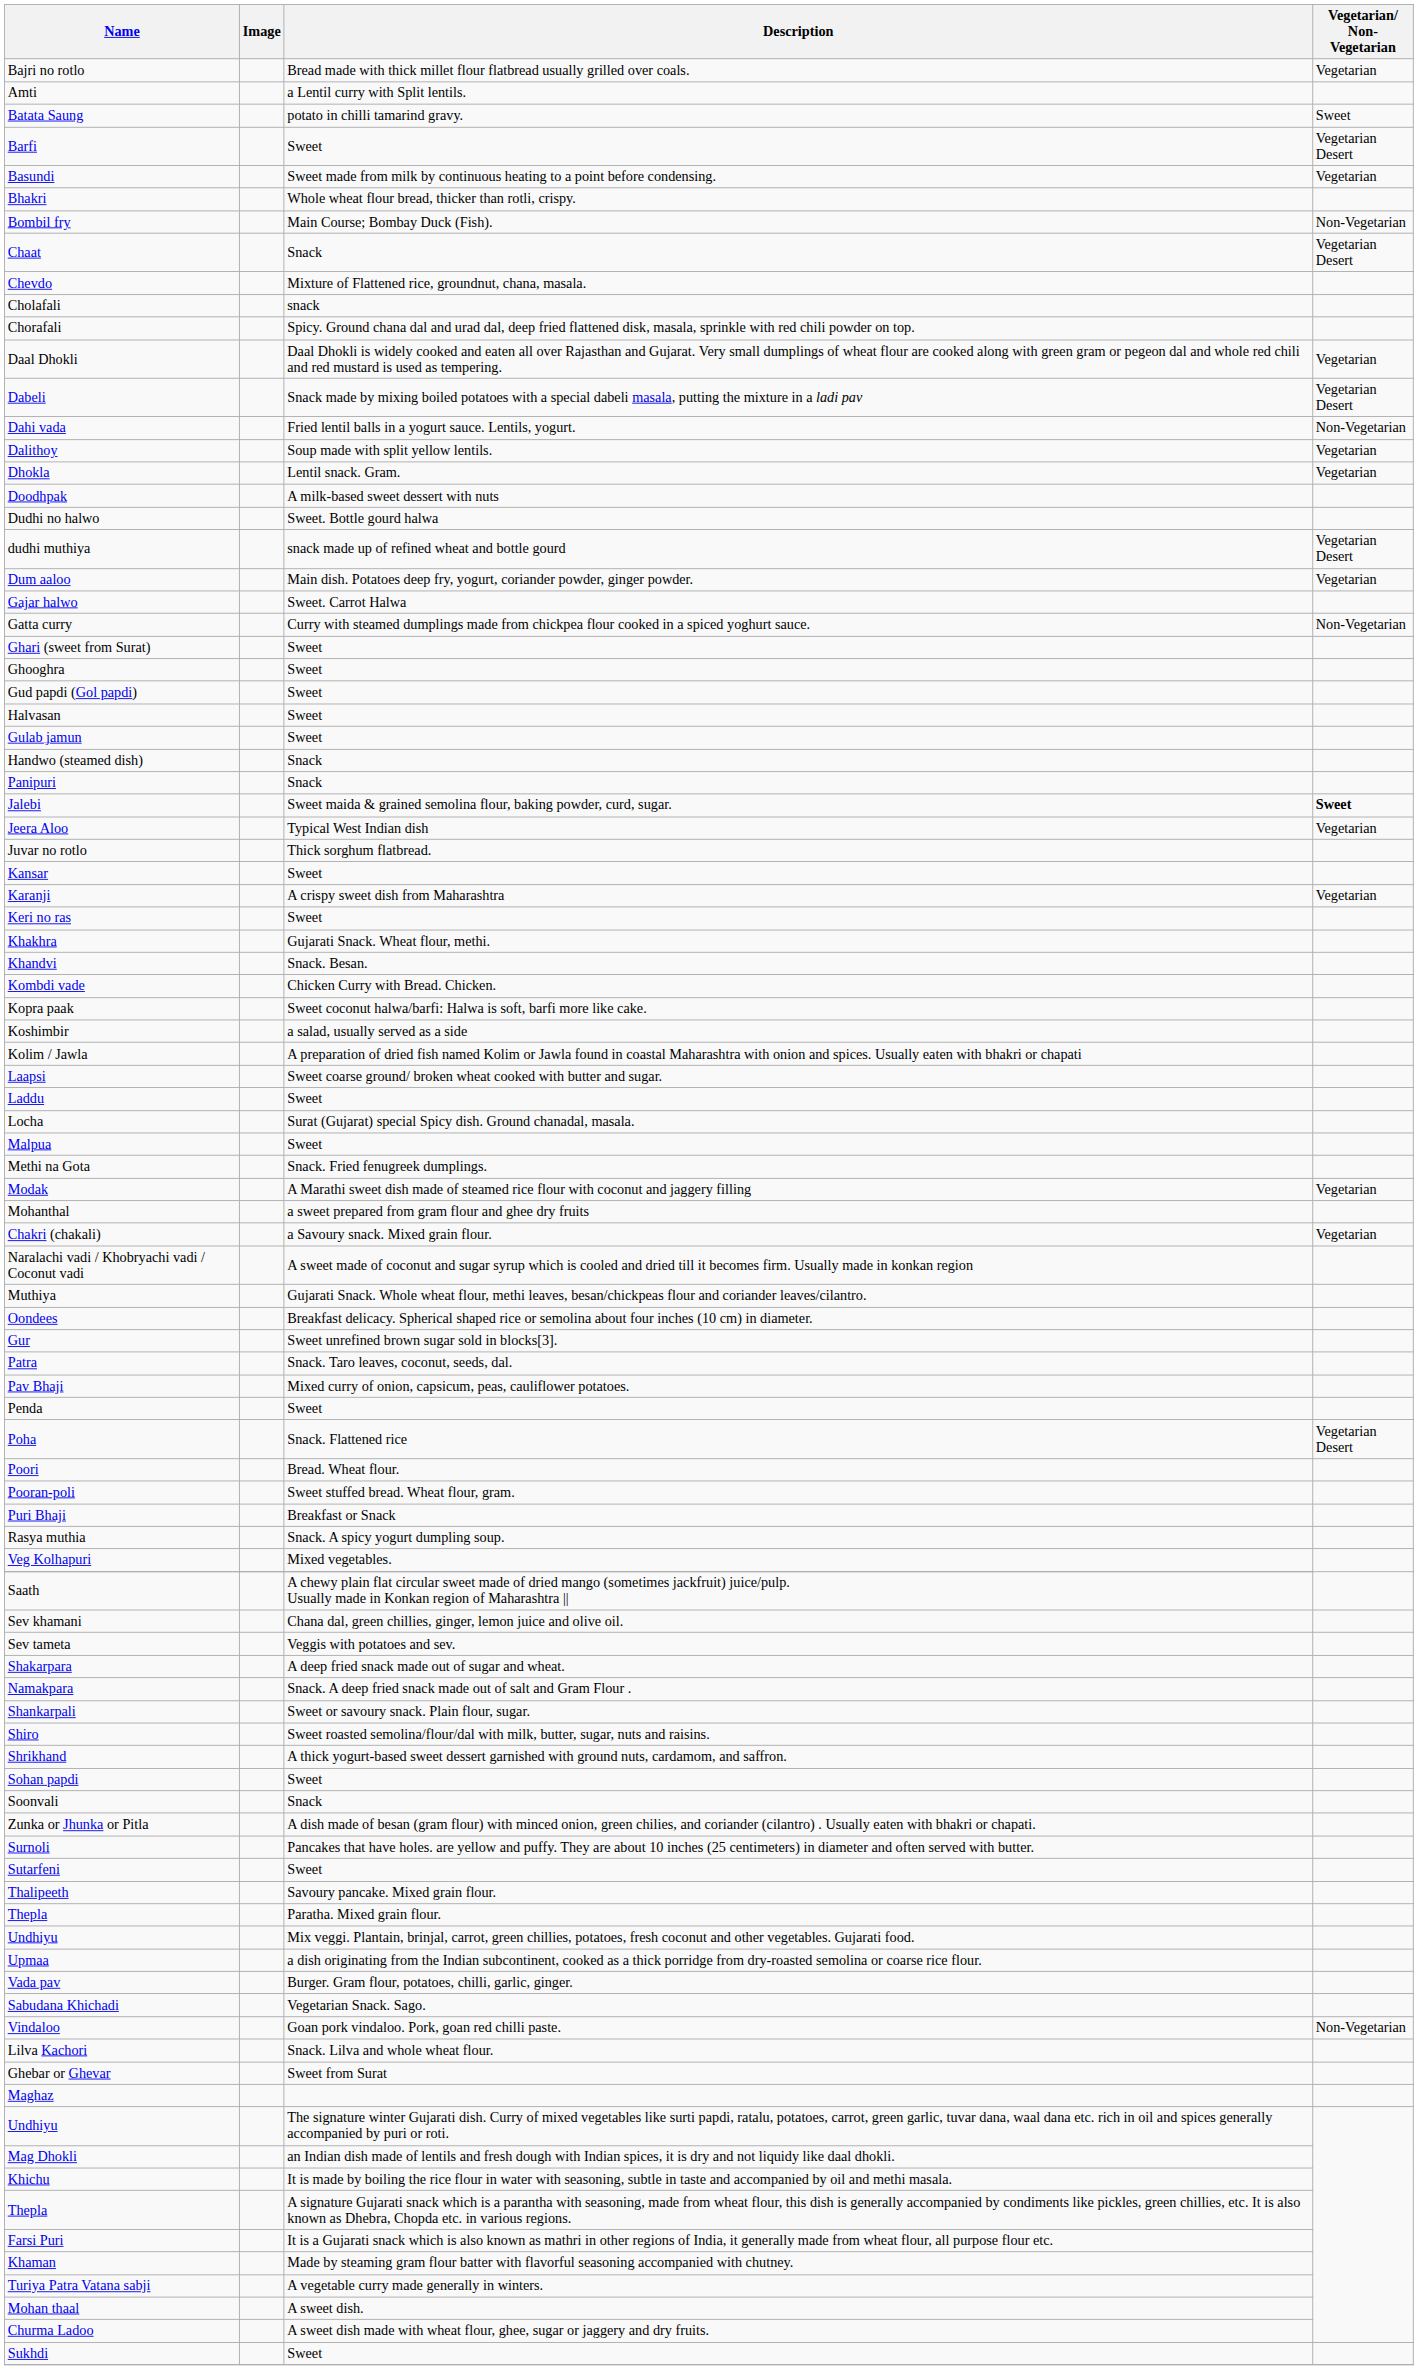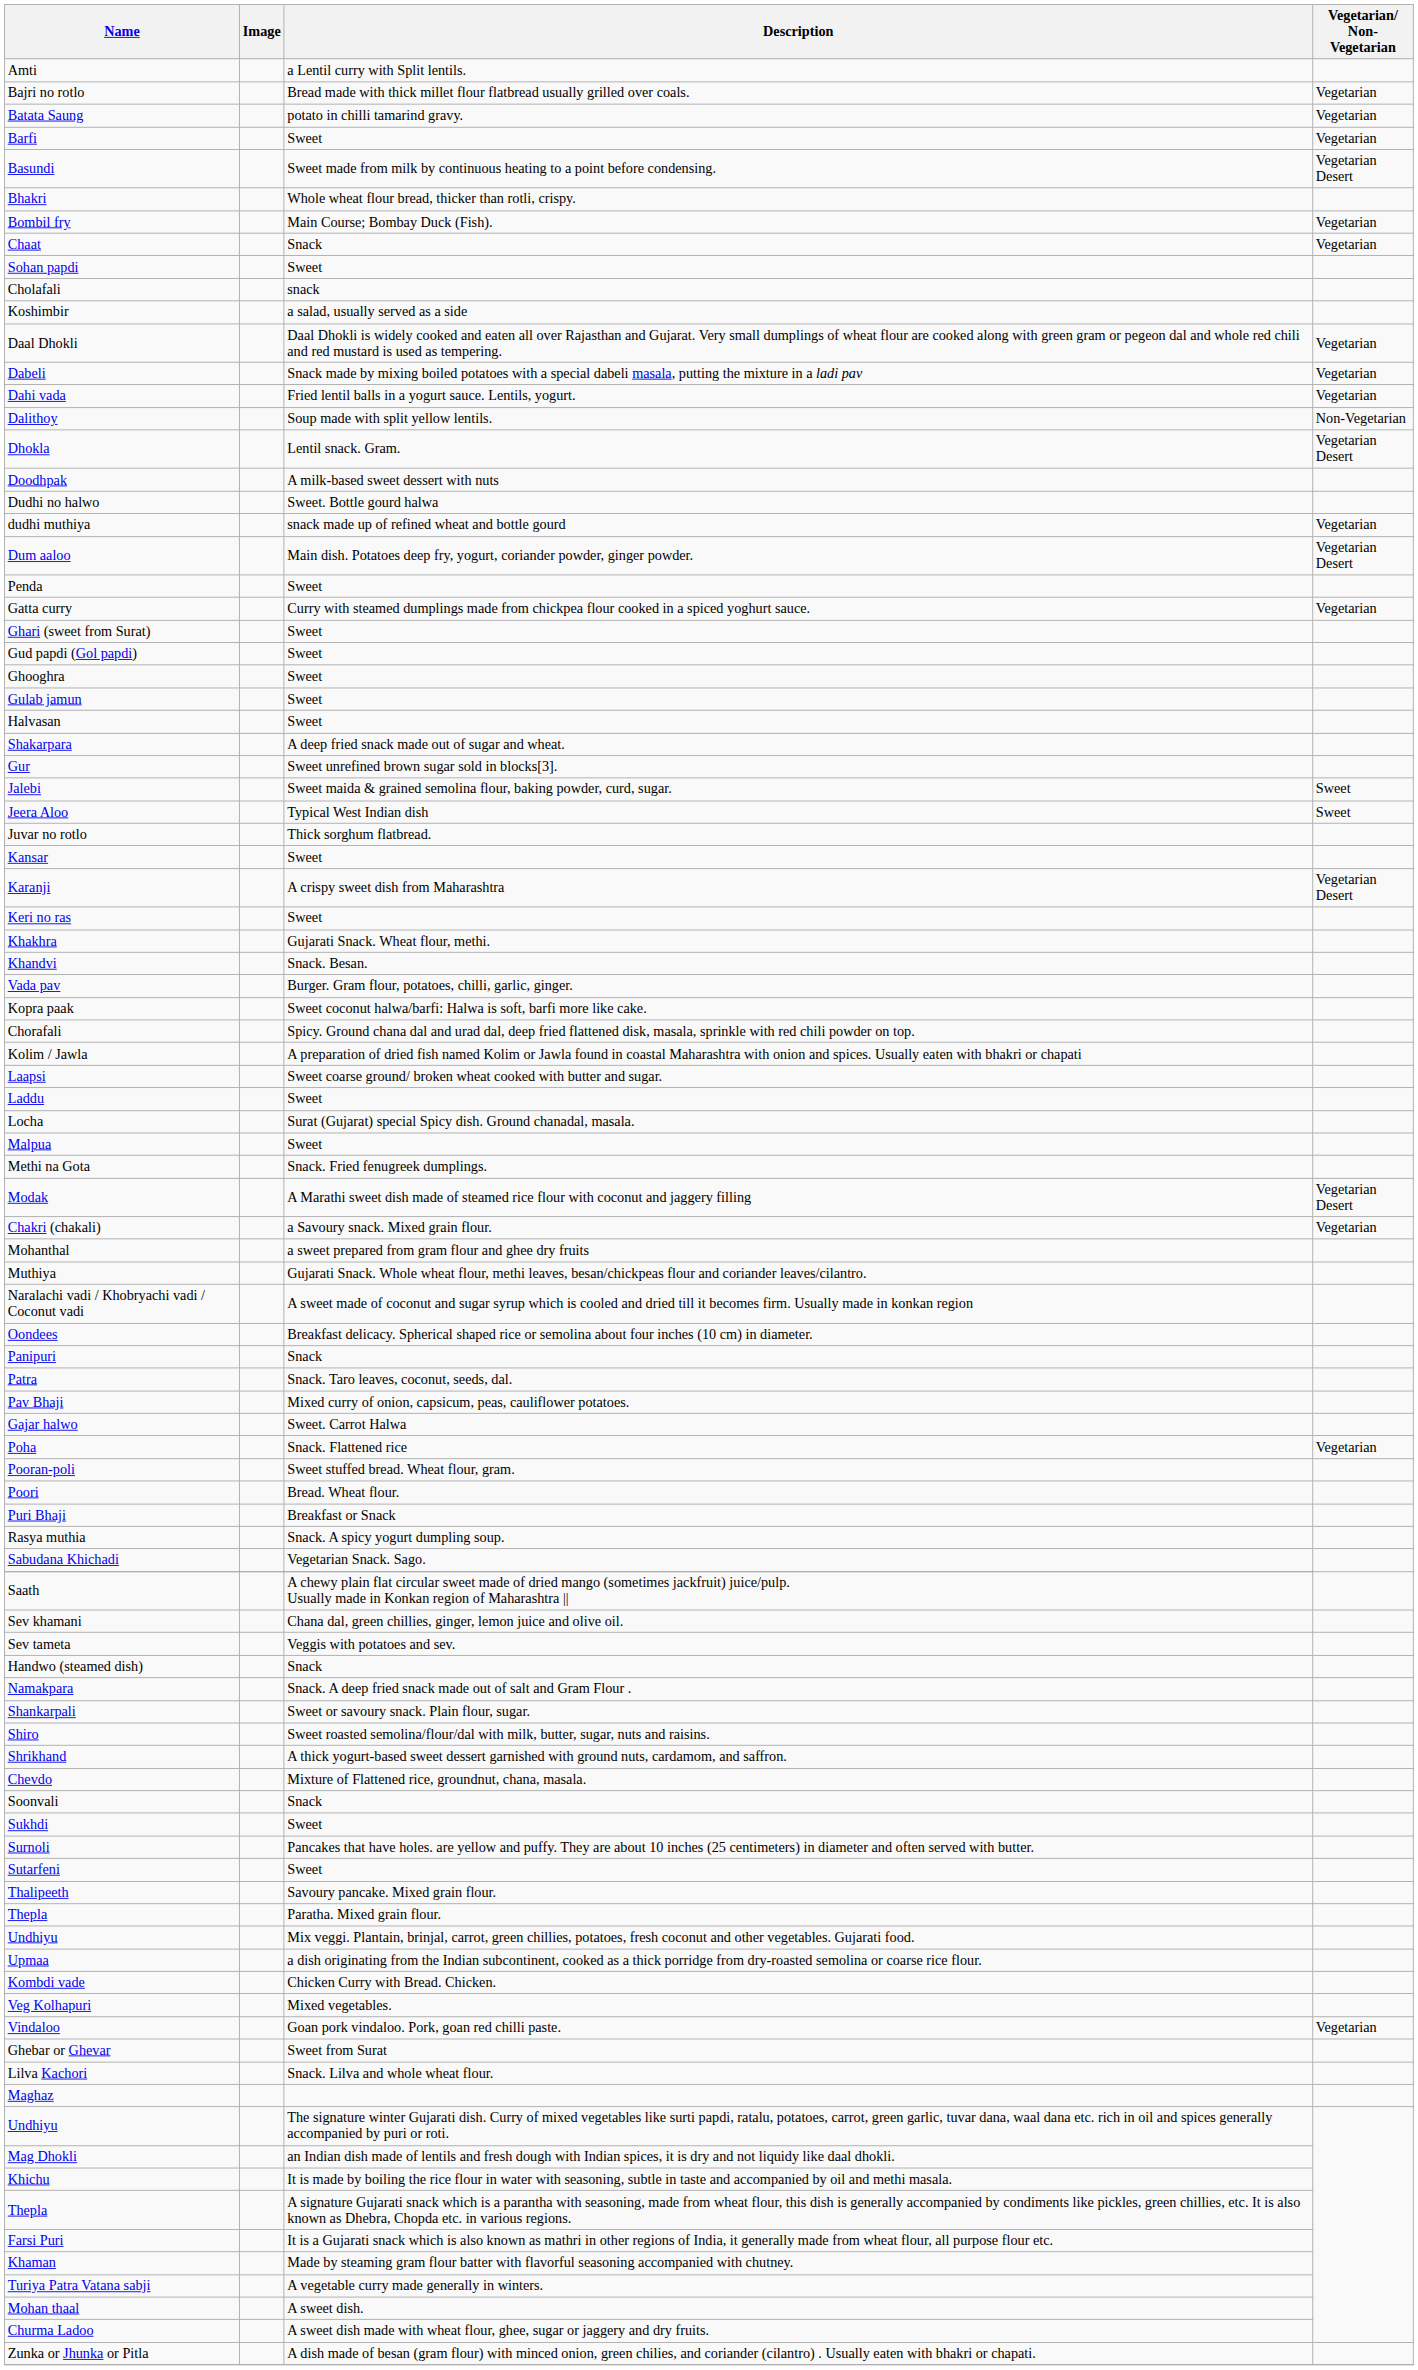rows swapped: (22, 92) <-> (46, 70)
(1333, 115) Sweet -> (1346, 115) Vegetarian
(1346, 146) Vegetarian Desert -> (1346, 138) Vegetarian
(1346, 176) Vegetarian -> (1346, 168) Vegetarian Desert
(1361, 221) Non-Vegetarian -> (1346, 221) Vegetarian
(1346, 252) Vegetarian Desert -> (1346, 244) Vegetarian
rows swapped: (30, 283) <-> (43, 1779)
rows swapped: (35, 328) <-> (38, 1031)
(1346, 397) Vegetarian Desert -> (1346, 373) Vegetarian
(1361, 428) Non-Vegetarian -> (1346, 396) Vegetarian
(1346, 450) Vegetarian -> (1361, 418) Non-Vegetarian
(1346, 473) Vegetarian -> (1346, 449) Vegetarian Desert
(1346, 549) Vegetarian Desert -> (1346, 524) Vegetarian
(1346, 579) Vegetarian -> (1346, 555) Vegetarian Desert
rows swapped: (43, 602) <-> (25, 1408)
(1361, 624) Non-Vegetarian -> (1346, 608) Vegetarian
rows swapped: (36, 669) <-> (72, 692)
rows swapped: (45, 737) <-> (34, 715)
rows swapped: (75, 760) <-> (40, 1666)
rows swapped: (19, 1340) <-> (32, 782)
(1334, 805) bold -> (1333, 789) normal
(1346, 828) Vegetarian -> (1333, 812) Sweet
(1346, 895) Vegetarian -> (1346, 887) Vegetarian Desert
rows swapped: (46, 986) <-> (34, 1982)
(1346, 1189) Vegetarian -> (1346, 1197) Vegetarian Desert
rows swapped: (39, 1211) <-> (54, 1234)
rows swapped: (32, 1295) <-> (106, 1265)
(1346, 1439) Vegetarian Desert -> (1346, 1447) Vegetarian
rows swapped: (41, 1492) <-> (23, 1469)
rows swapped: (63, 2005) <-> (49, 1560)
rows swapped: (28, 2353) <-> (78, 1824)
(1361, 2027) Non-Vegetarian -> (1346, 2027) Vegetarian
rows swapped: (59, 2073) <-> (47, 2050)
